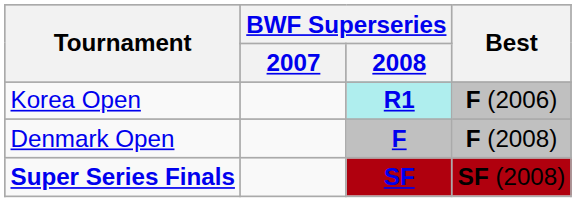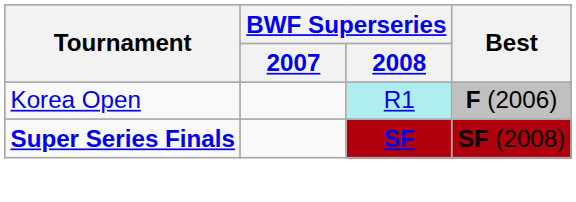(399, 101) bold -> (399, 101) normal
- row: (92, 139)
